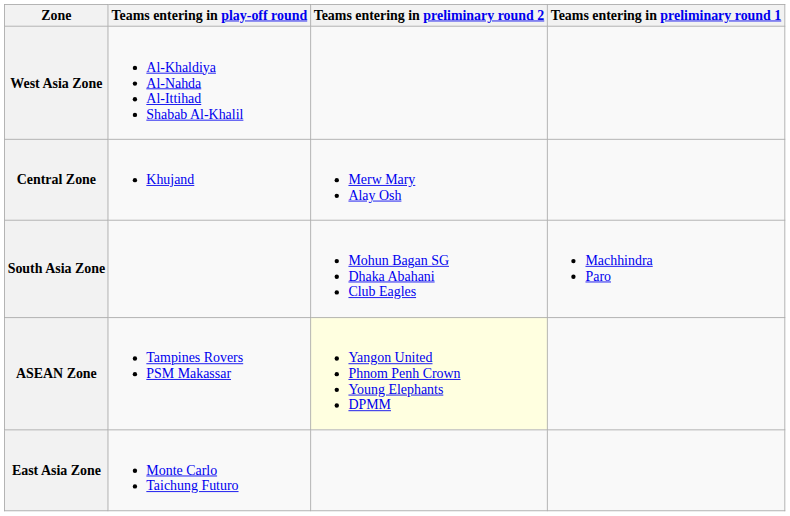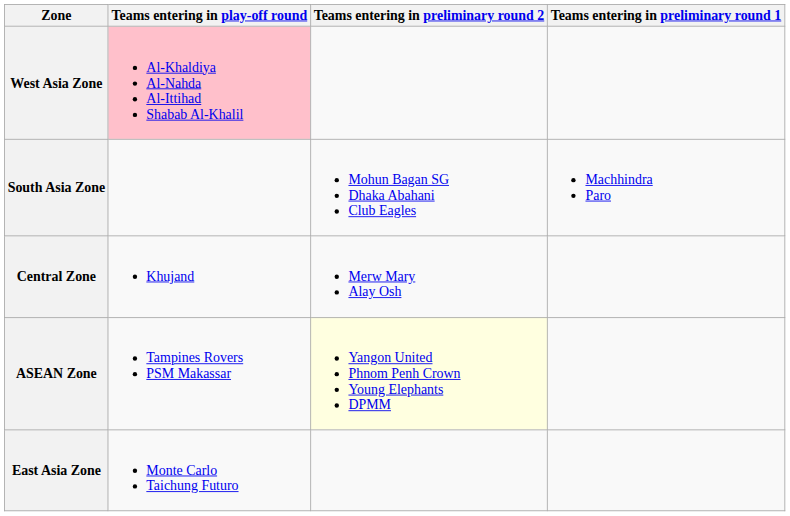(209, 91) no background -> (209, 91) pink background
rows swapped: (56, 268) <-> (56, 179)
